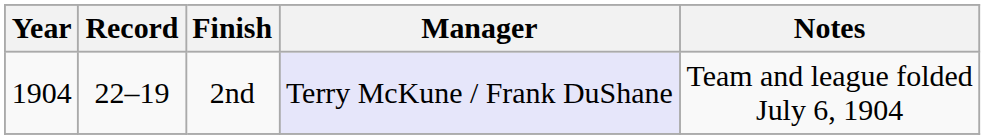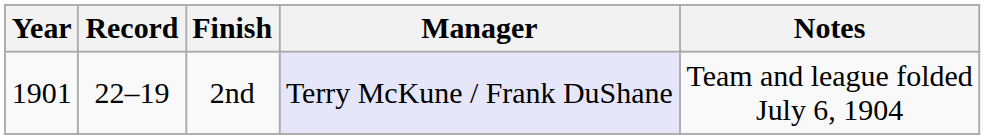(42, 92) 1904 -> (42, 92) 1901
